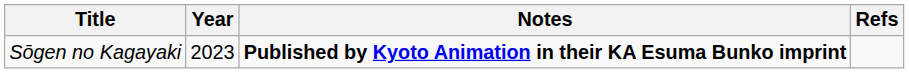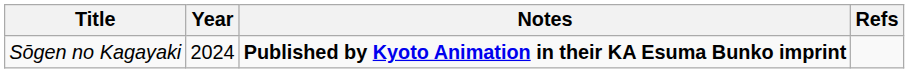(212, 51) 2023 -> (212, 51) 2024
